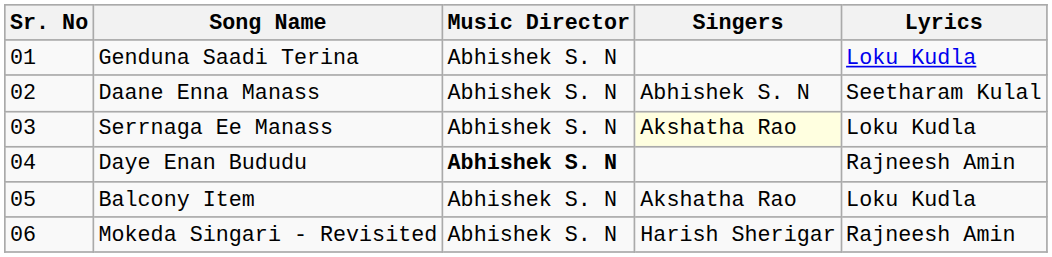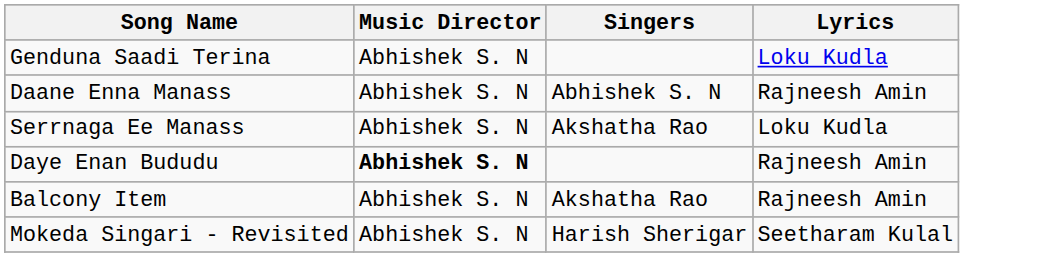- column: (49, 23)
(944, 93) Seetharam Kulal -> (842, 93) Rajneesh Amin
(718, 129) lightyellow background -> (630, 129) no background
(911, 199) Loku Kudla -> (842, 199) Rajneesh Amin
(931, 235) Rajneesh Amin -> (855, 235) Seetharam Kulal
